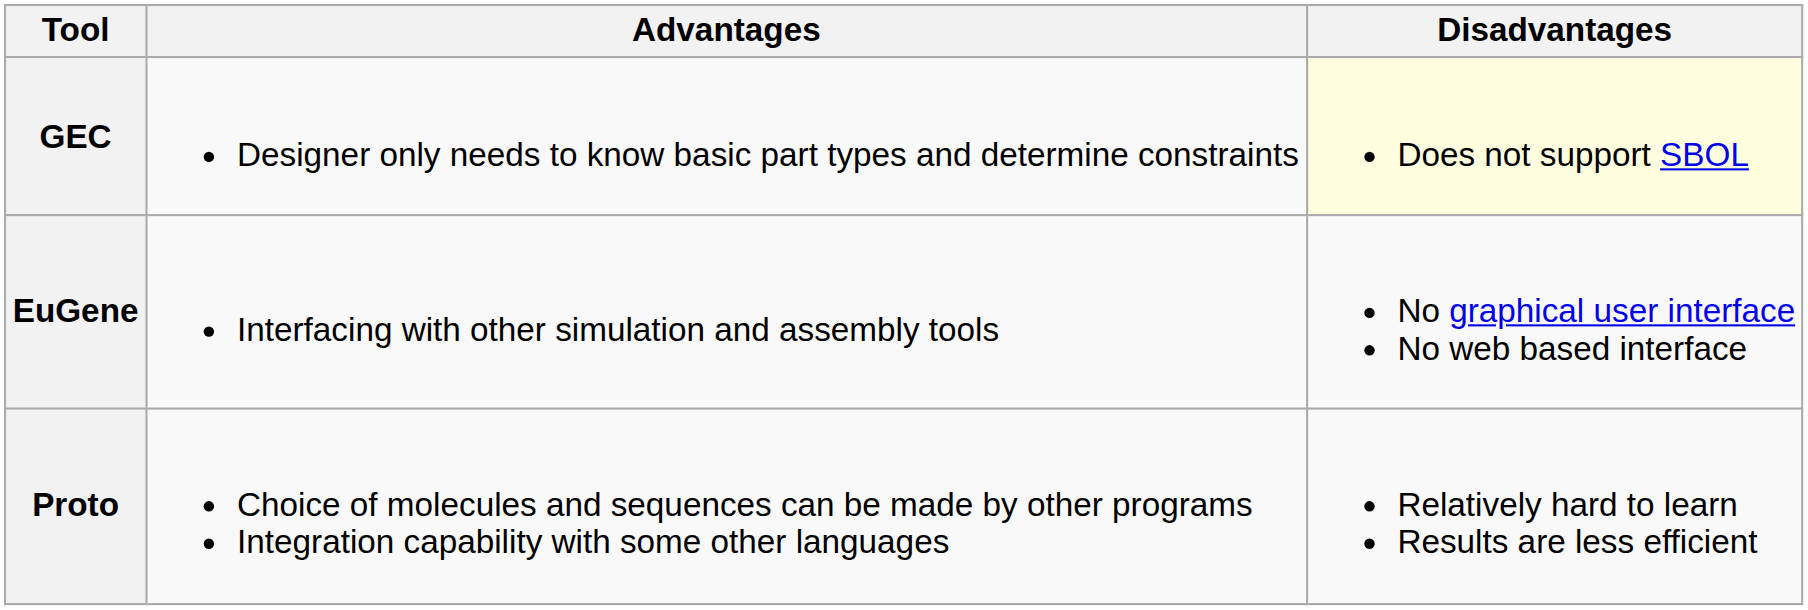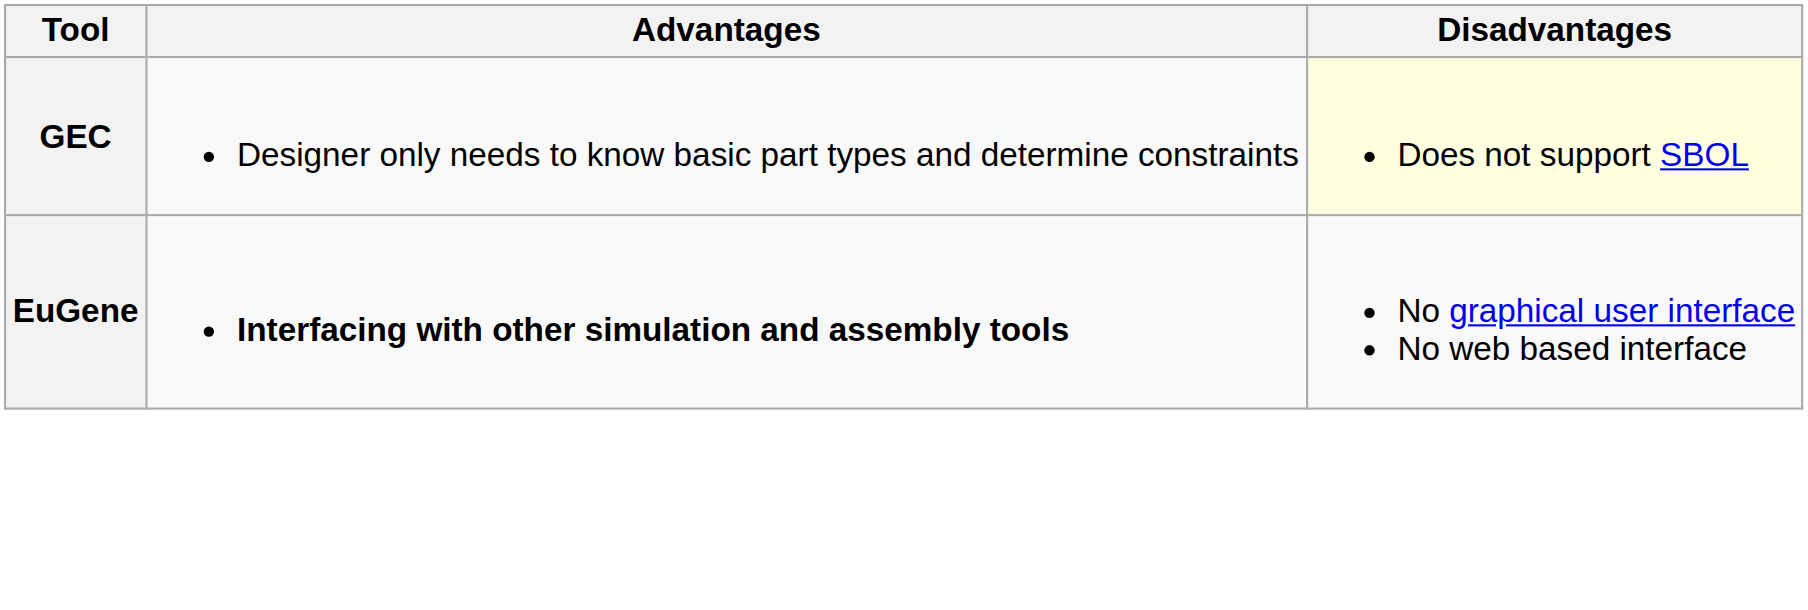(726, 330) normal -> (726, 330) bold
- row: (76, 505)
